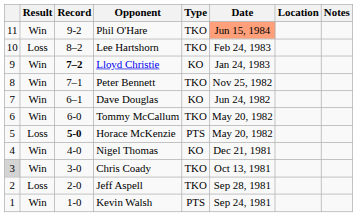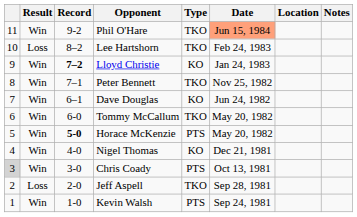(38, 133) Loss -> (38, 133) Win
(196, 168) TKO -> (196, 168) PTS
